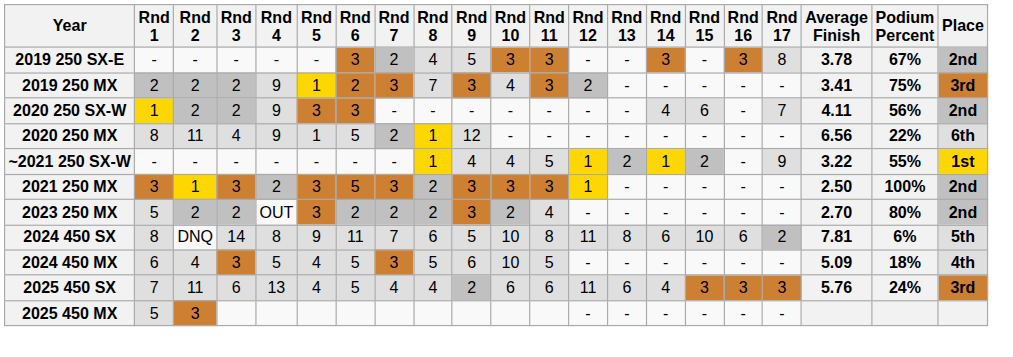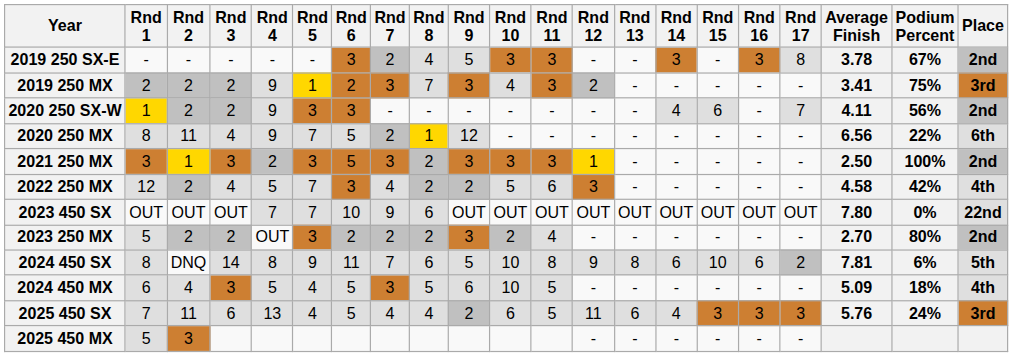(316, 136) 1 -> (312, 136) 7
- row: (70, 161)
+ row: (65, 186)
+ row: (65, 212)
(588, 237) 11 -> (593, 262) 9
(549, 287) 6 -> (552, 313) 5
